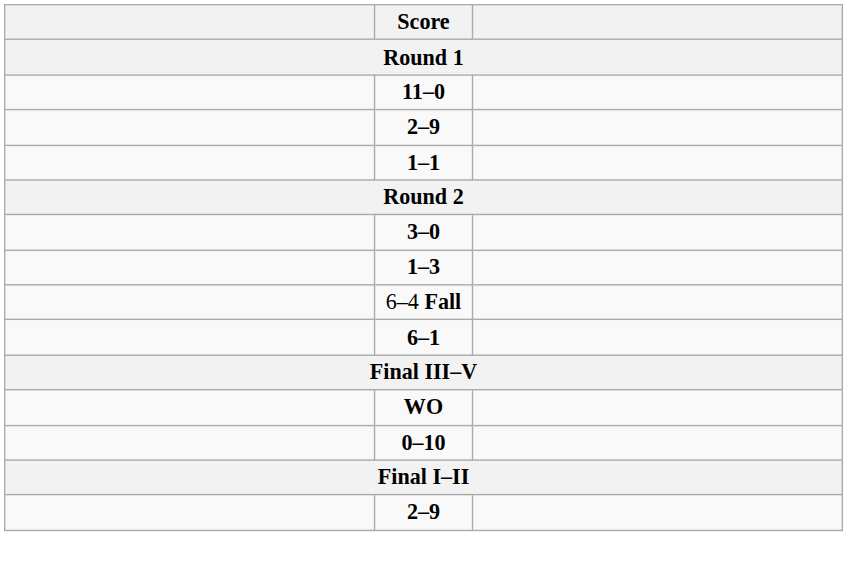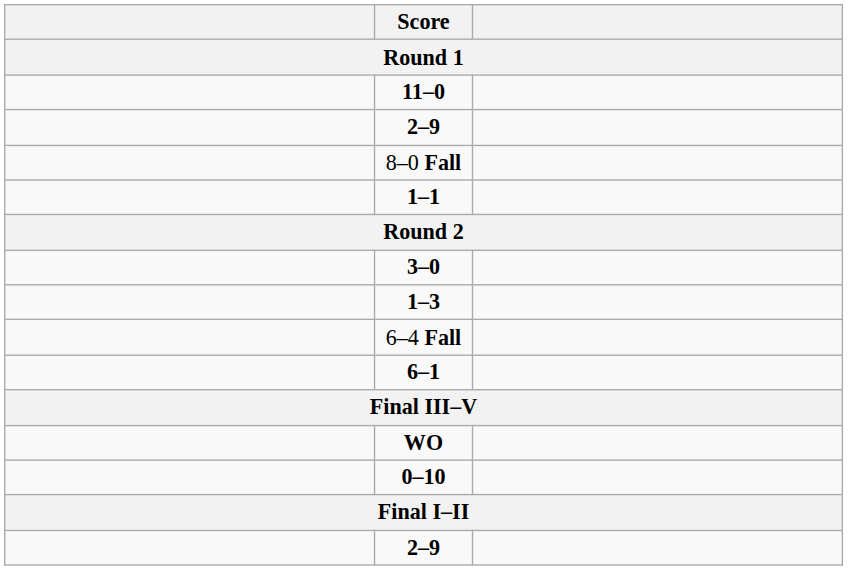+ row: (189, 162)
